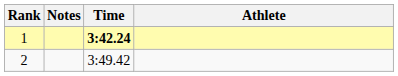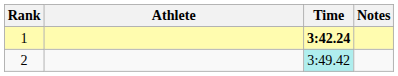columns swapped: (264, 15) <-> (64, 15)
(109, 60) no background -> (329, 60) paleturquoise background
